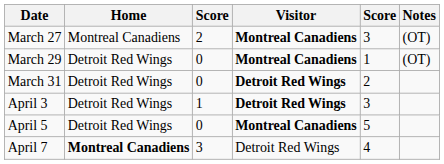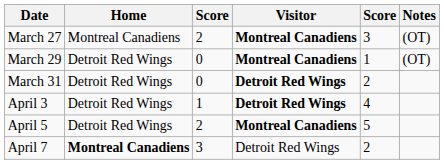(367, 103) 3 -> (367, 103) 4
(199, 125) 0 -> (199, 125) 2
(367, 147) 4 -> (367, 147) 2
